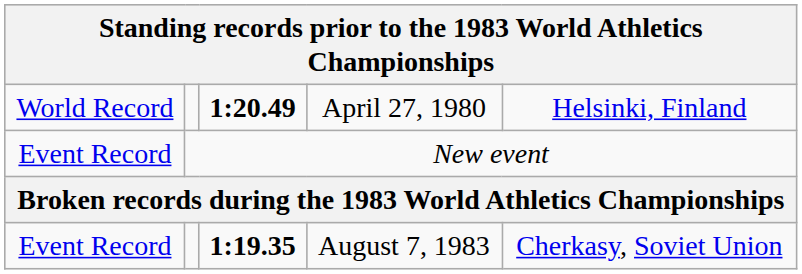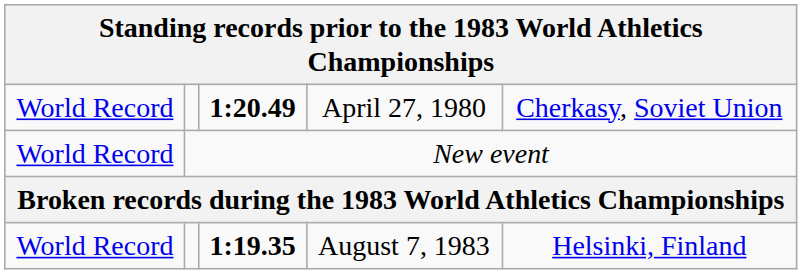(649, 106) Helsinki, Finland -> (649, 106) Cherkasy, Soviet Union
(95, 152) Event Record -> (95, 152) World Record
(95, 245) Event Record -> (95, 245) World Record
(649, 245) Cherkasy, Soviet Union -> (649, 245) Helsinki, Finland
